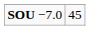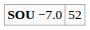(75, 15) 45 -> (75, 15) 52
